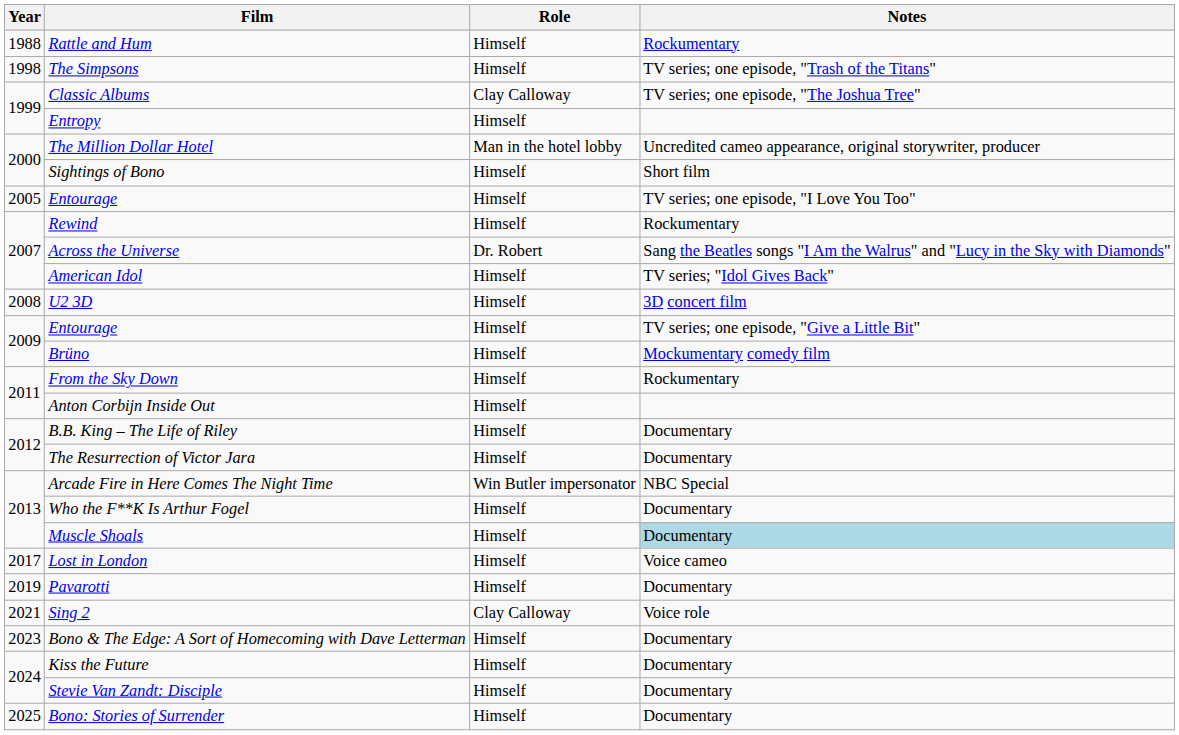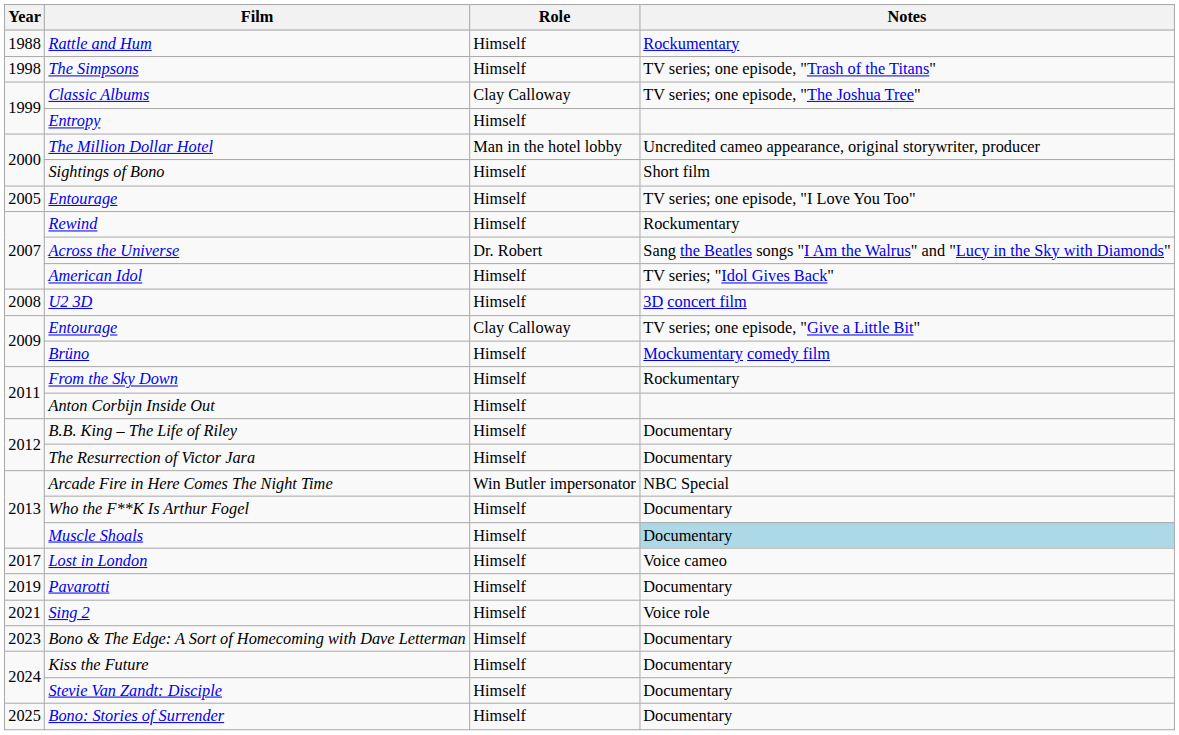(500, 328) Himself -> (522, 328) Clay Calloway
(522, 612) Clay Calloway -> (500, 612) Himself
